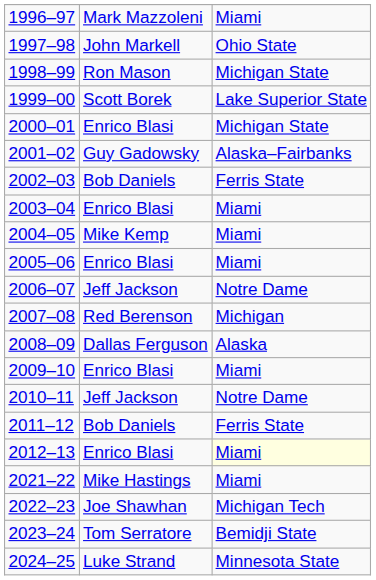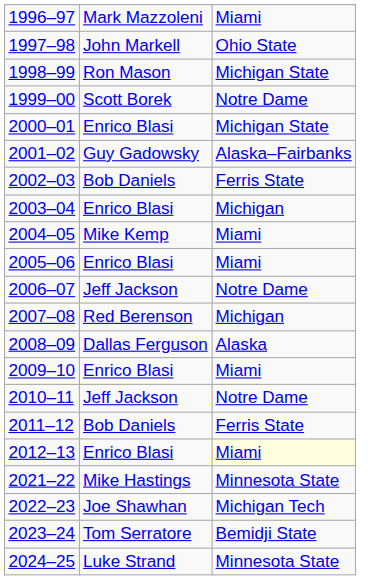(291, 99) Lake Superior State -> (262, 99) Notre Dame
(238, 208) Miami -> (250, 208) Michigan
(238, 479) Miami -> (277, 479) Minnesota State
